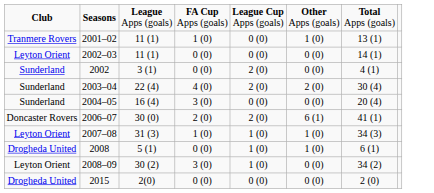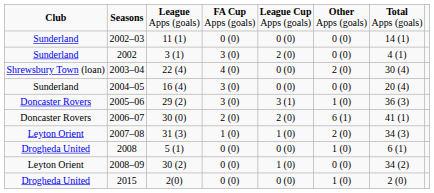- row: (99, 39)
(42, 54) Leyton Orient -> (56, 39) Sunderland
(202, 70) 0 (0) -> (230, 54) 3 (0)
(42, 86) Sunderland -> (56, 70) Shrewsbury Town (loan)
(258, 86) 2 (0) -> (286, 70) 0 (0)
+ row: (127, 102)
(314, 133) 1 (0) -> (341, 133) 2 (0)
(258, 149) 1 (0) -> (286, 149) 0 (0)
(202, 165) 3 (0) -> (230, 165) 0 (0)
(314, 180) 0 (0) -> (341, 180) 1 (0)
